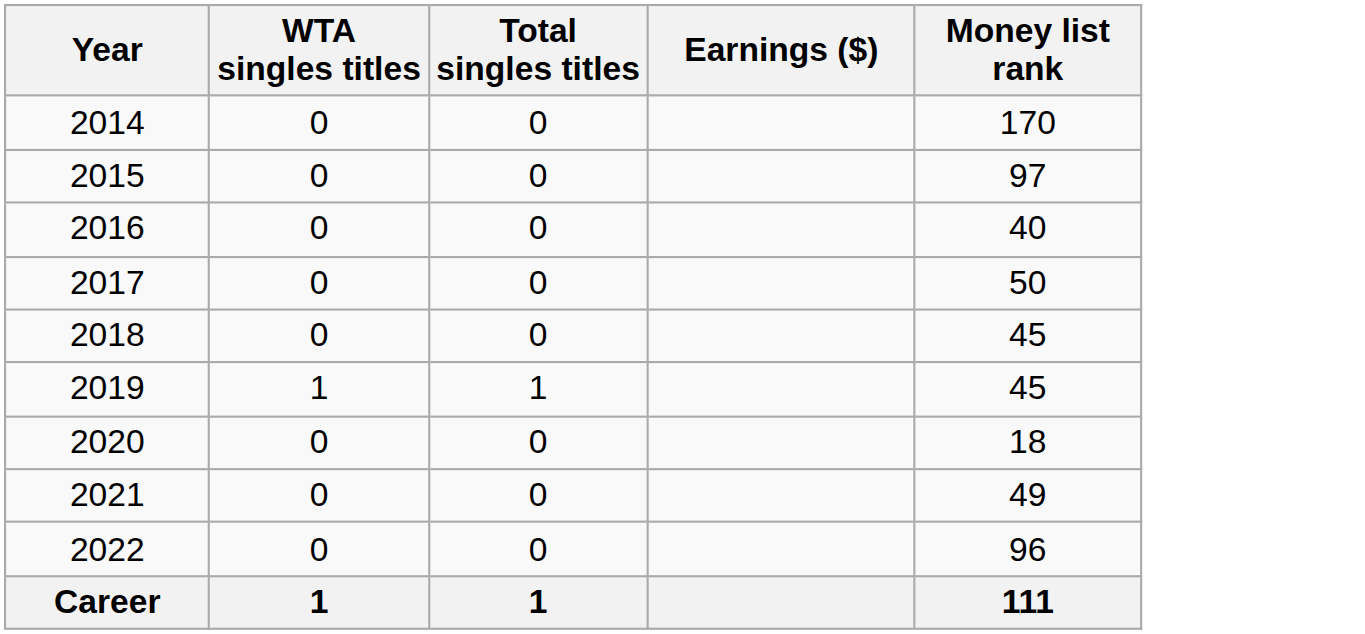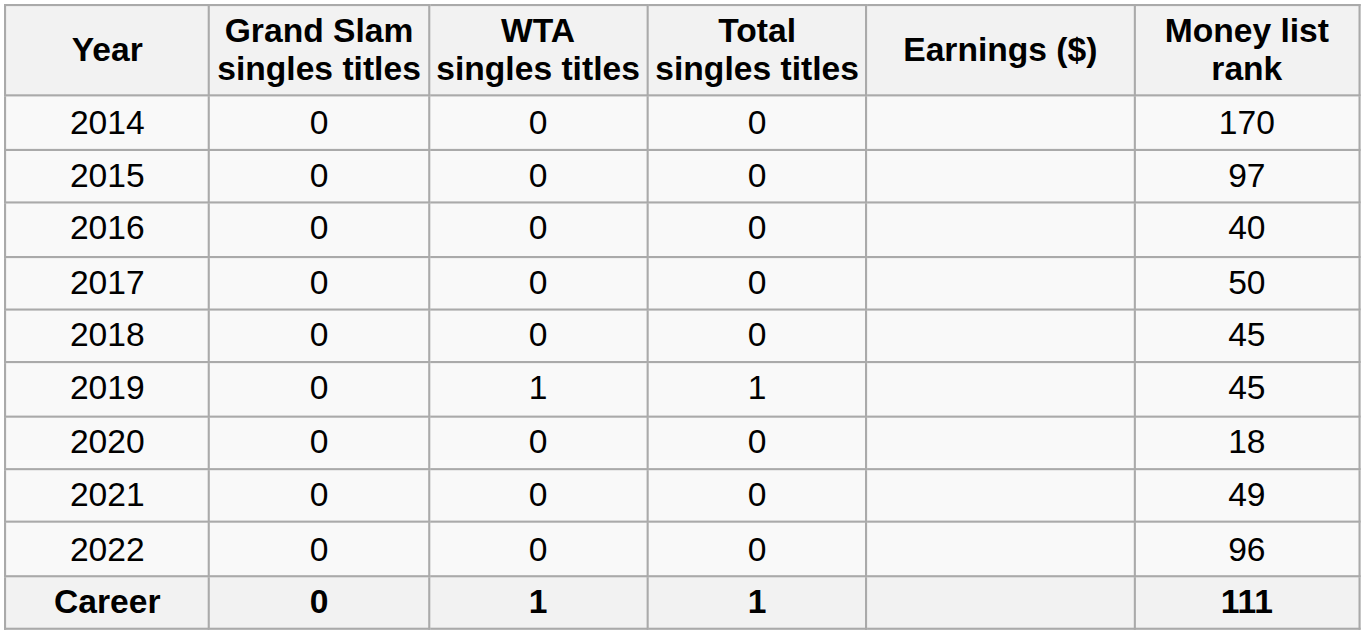+ column: (319, 50)
